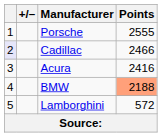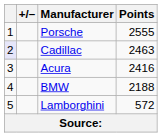(142, 50) 2466 -> (142, 50) 2463
(142, 87) lightsalmon background -> (142, 87) no background
